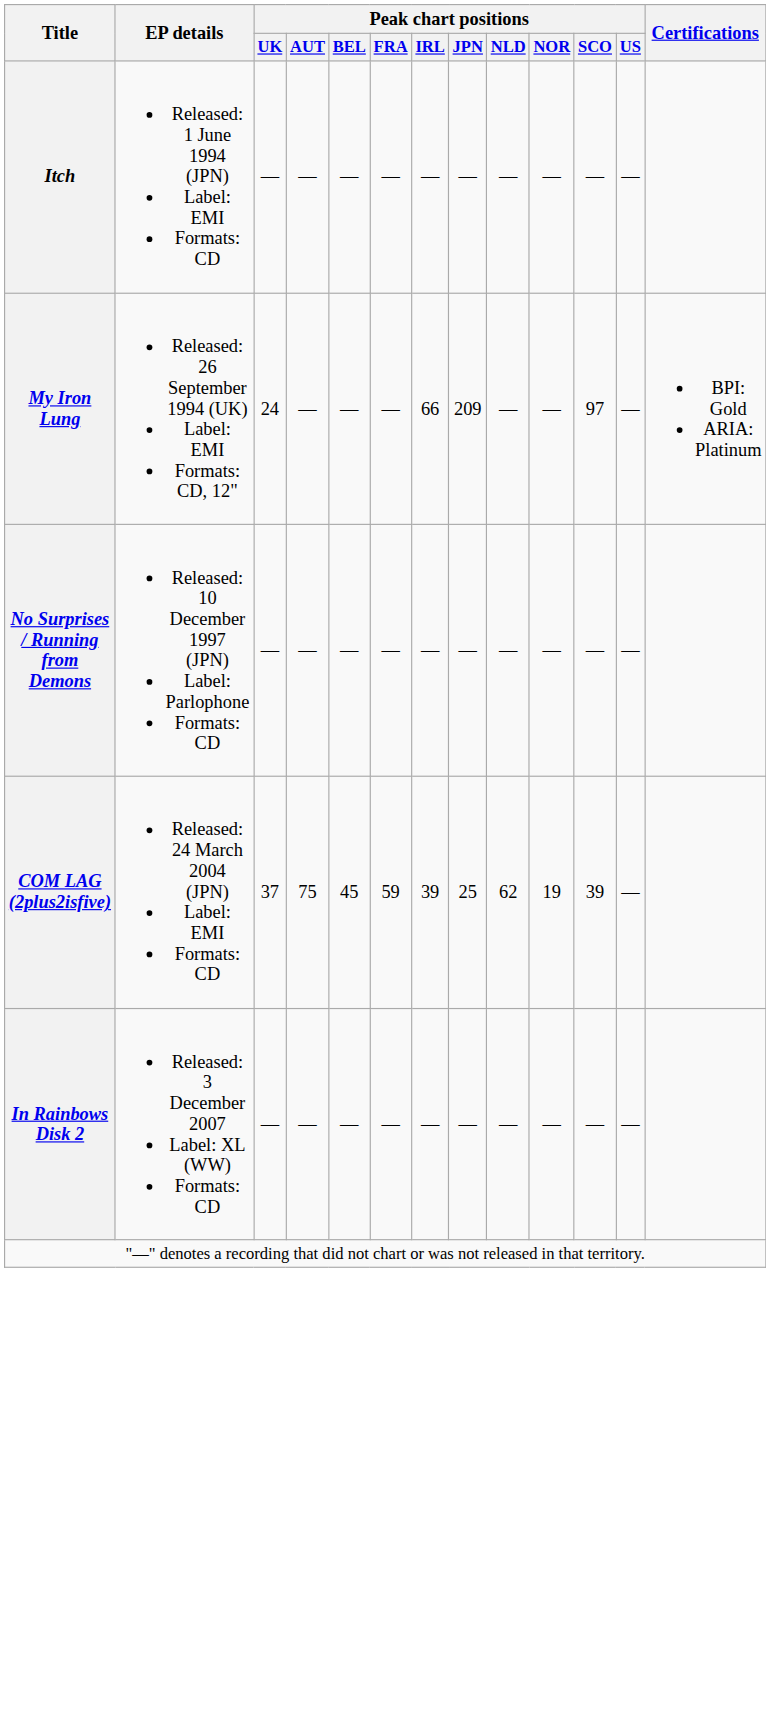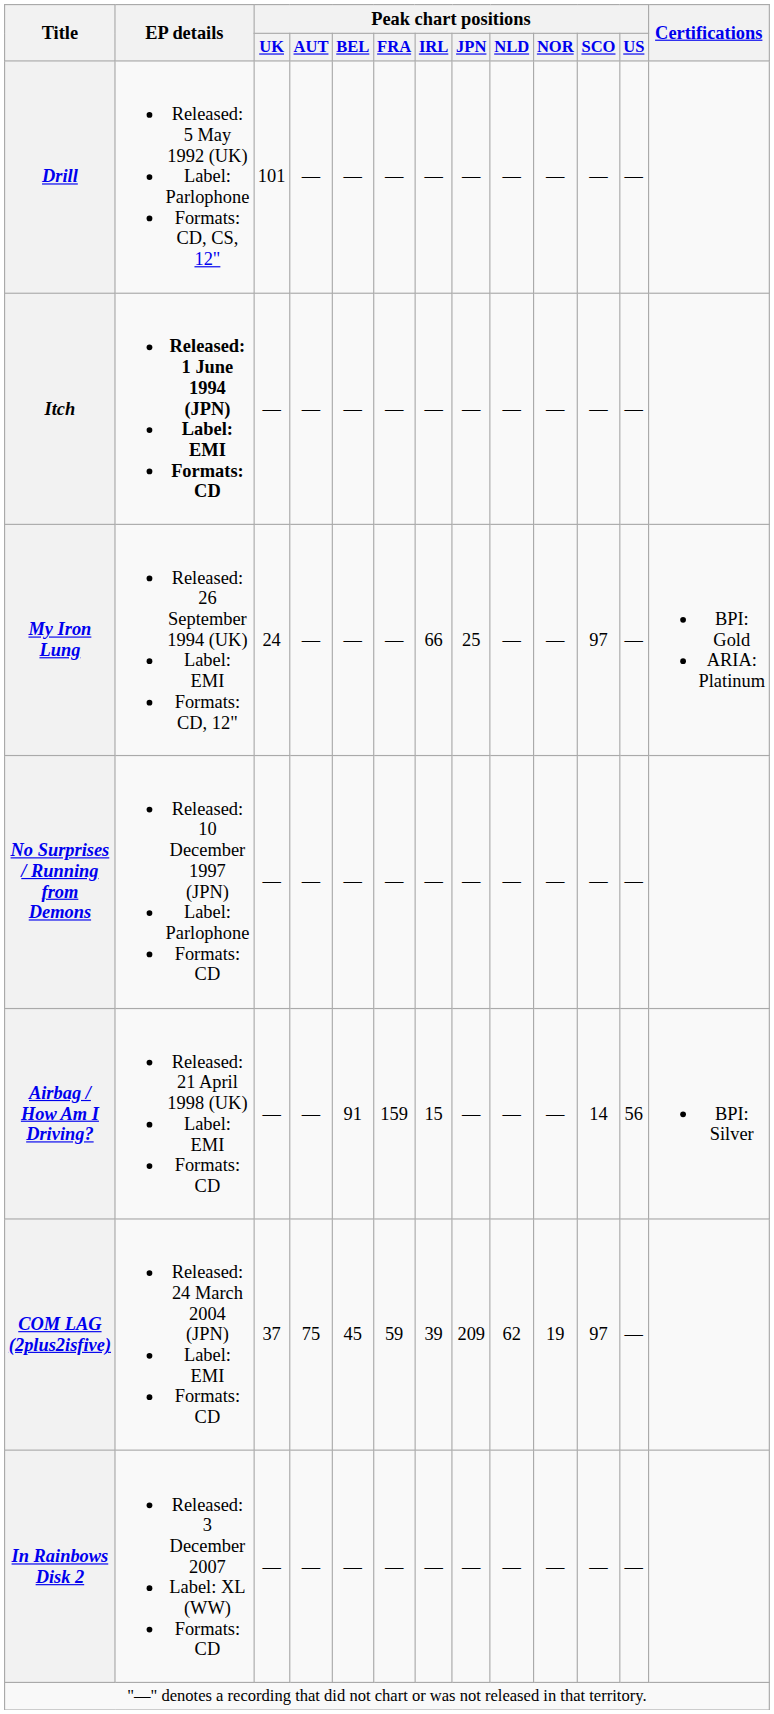+ row: (60, 176)
(184, 187) normal -> (184, 419) bold
(468, 408) 209 -> (471, 639) 25
+ row: (60, 1113)
(468, 892) 25 -> (471, 1334) 209
(595, 892) 39 -> (598, 1334) 97
